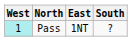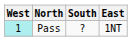columns swapped: (80, 13) <-> (110, 13)
